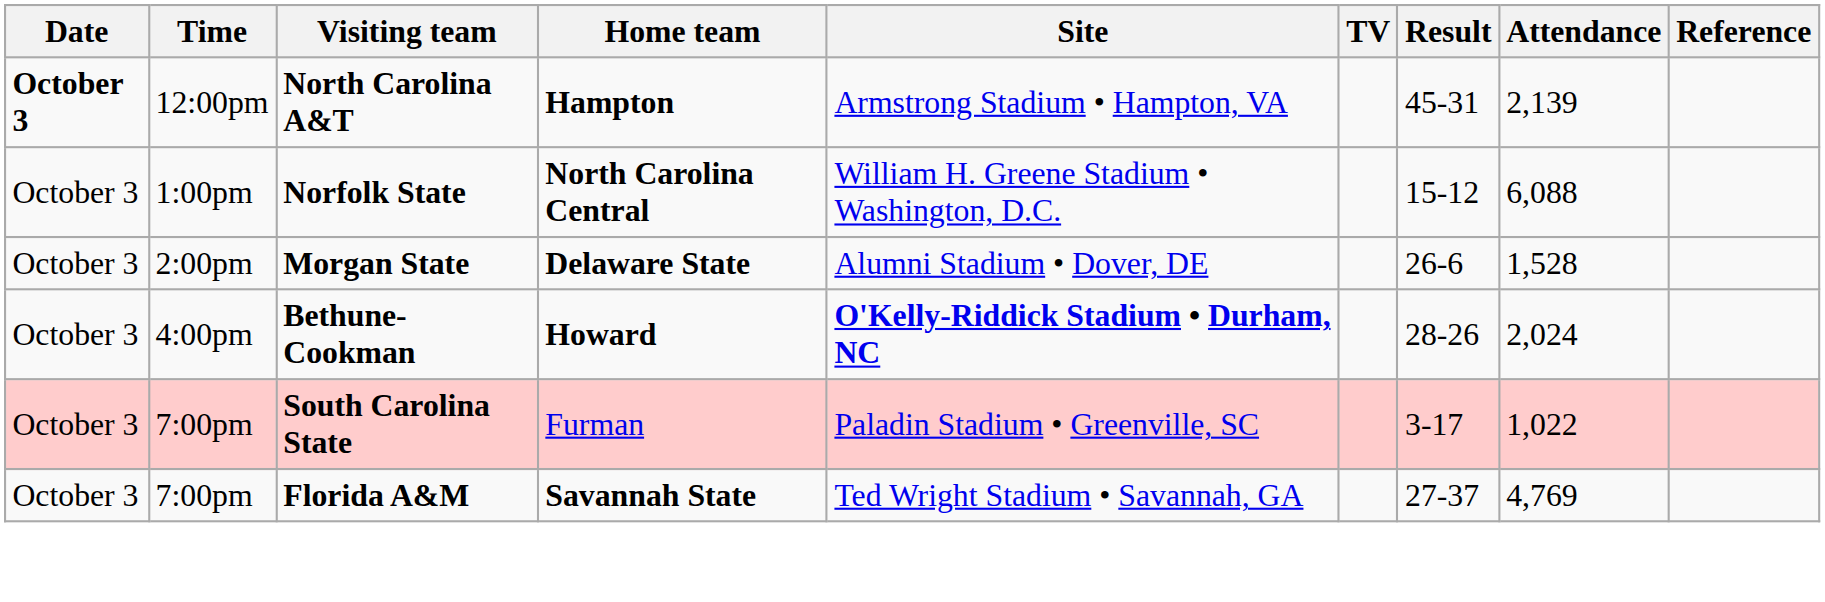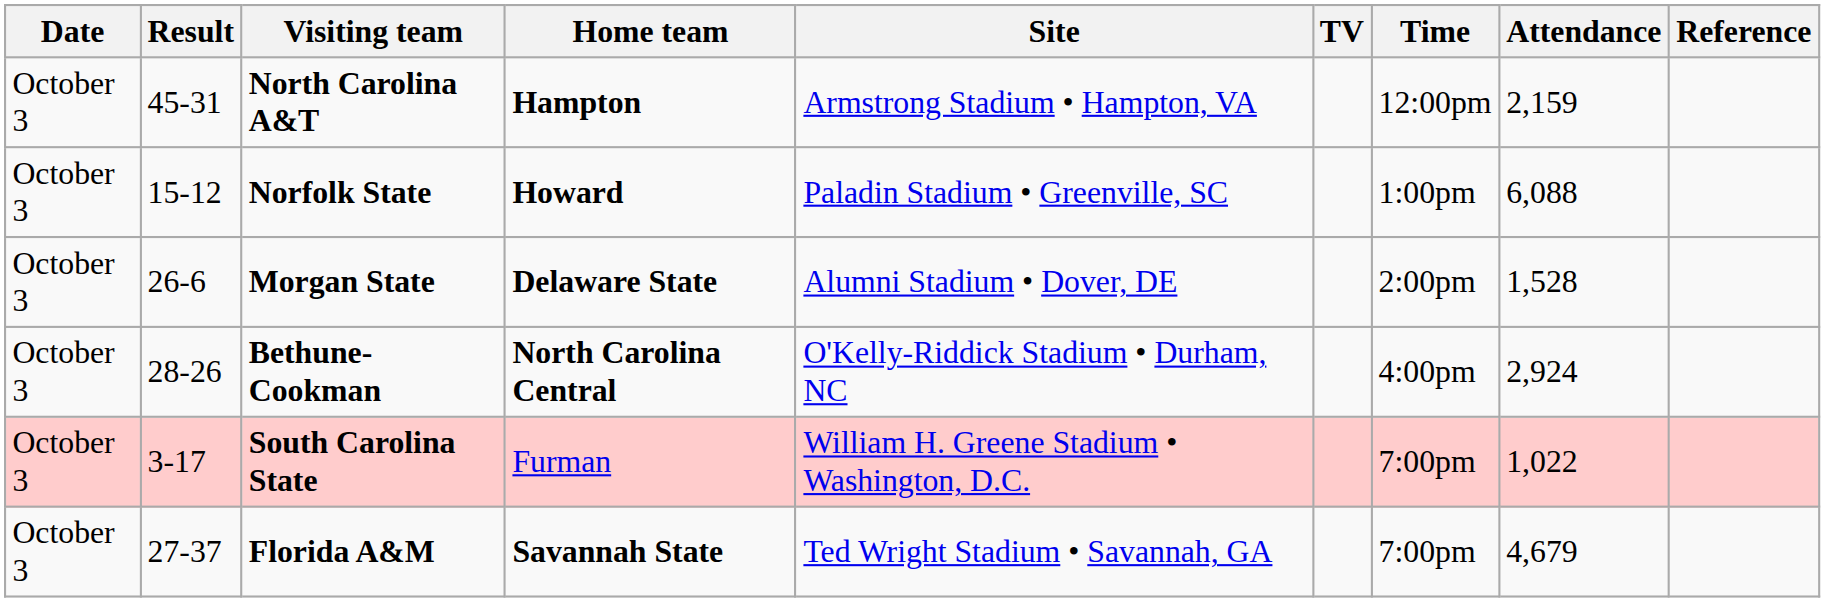columns swapped: (212, 30) <-> (1448, 30)
(68, 102) bold -> (64, 102) normal
(1542, 102) 2,139 -> (1542, 102) 2,159
(650, 192) North Carolina Central -> (568, 192) Howard
(1021, 192) William H. Greene Stadium • Washington, D.C. -> (1016, 192) Paladin Stadium • Greenville, SC
(601, 334) Howard -> (617, 372) North Carolina Central
(1083, 334) bold -> (1035, 372) normal
(1542, 334) 2,024 -> (1542, 372) 2,924
(1047, 424) Paladin Stadium • Greenville, SC -> (990, 462) William H. Greene Stadium • Washington, D.C.
(1542, 495) 4,769 -> (1542, 552) 4,679
